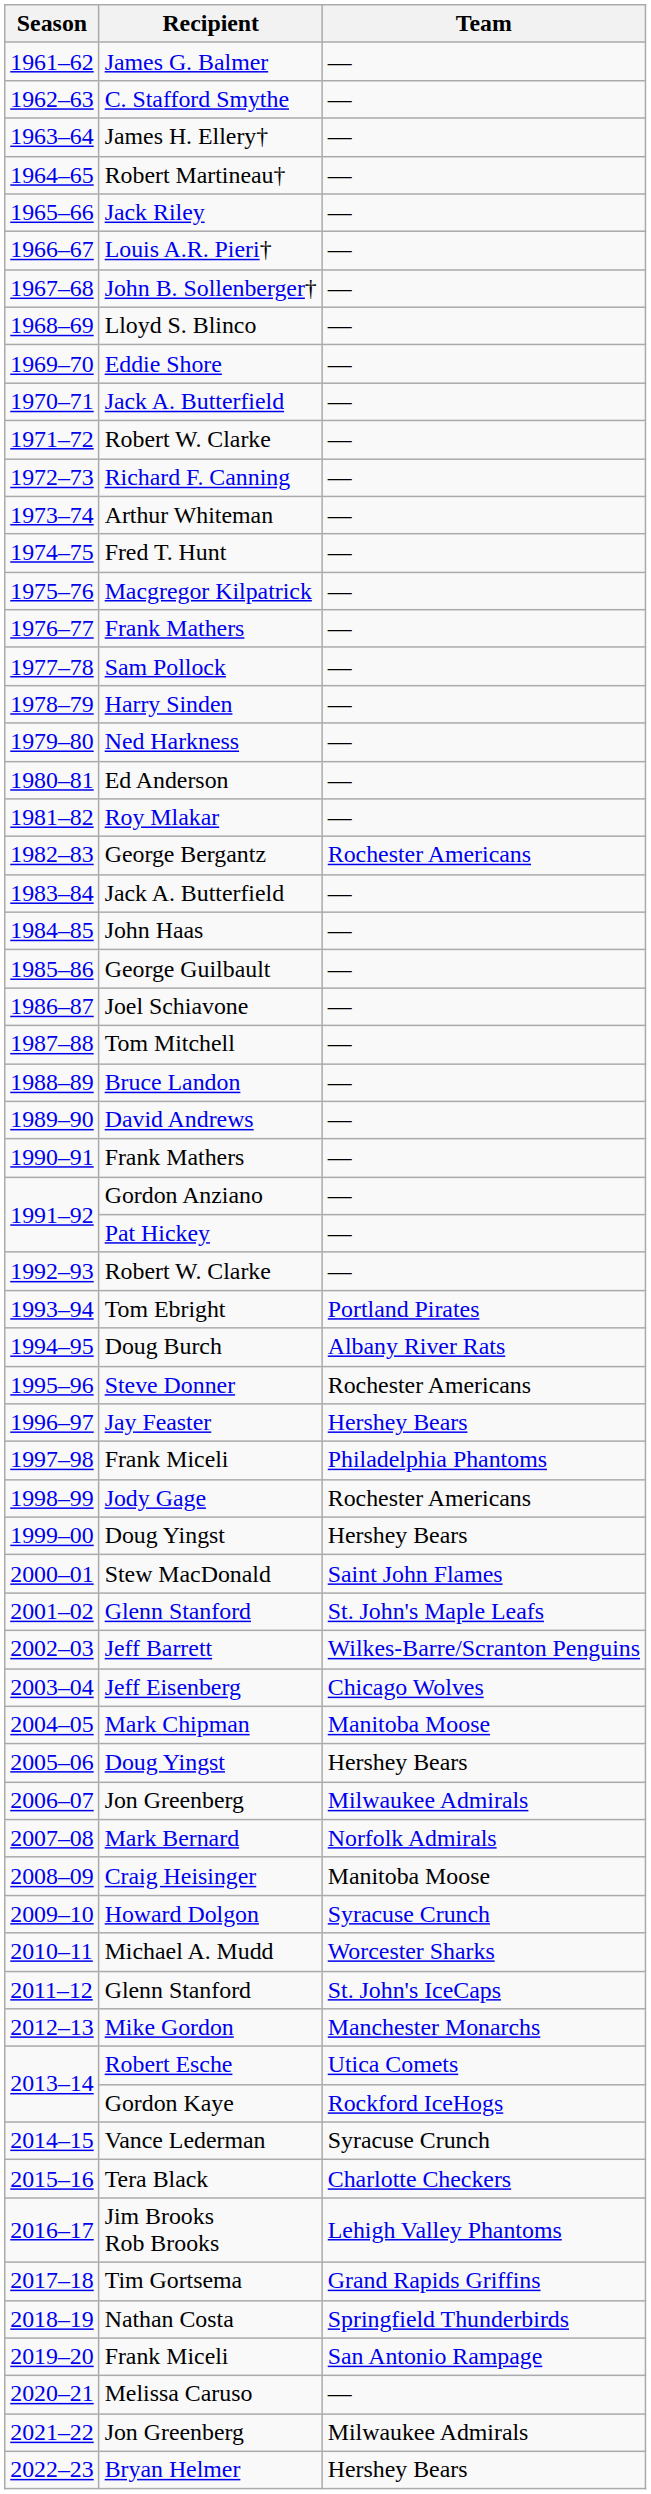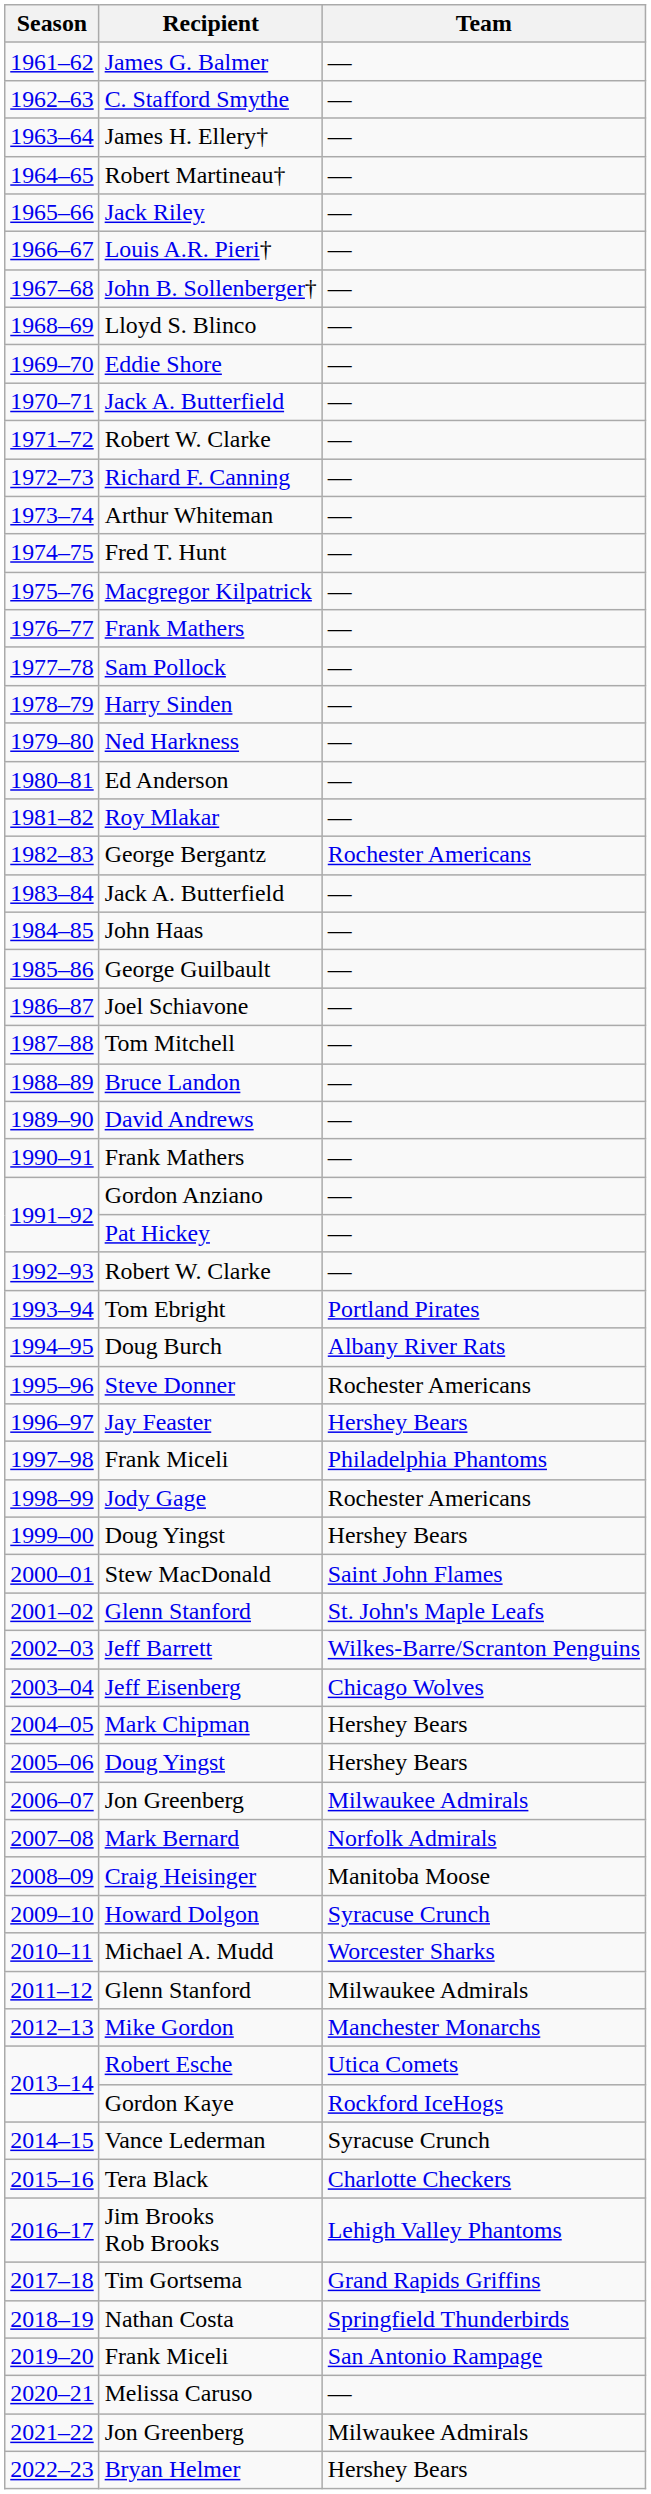(409, 1724) Manitoba Moose -> (398, 1724) Hershey Bears
(414, 1989) St. John's IceCaps -> (428, 1989) Milwaukee Admirals
